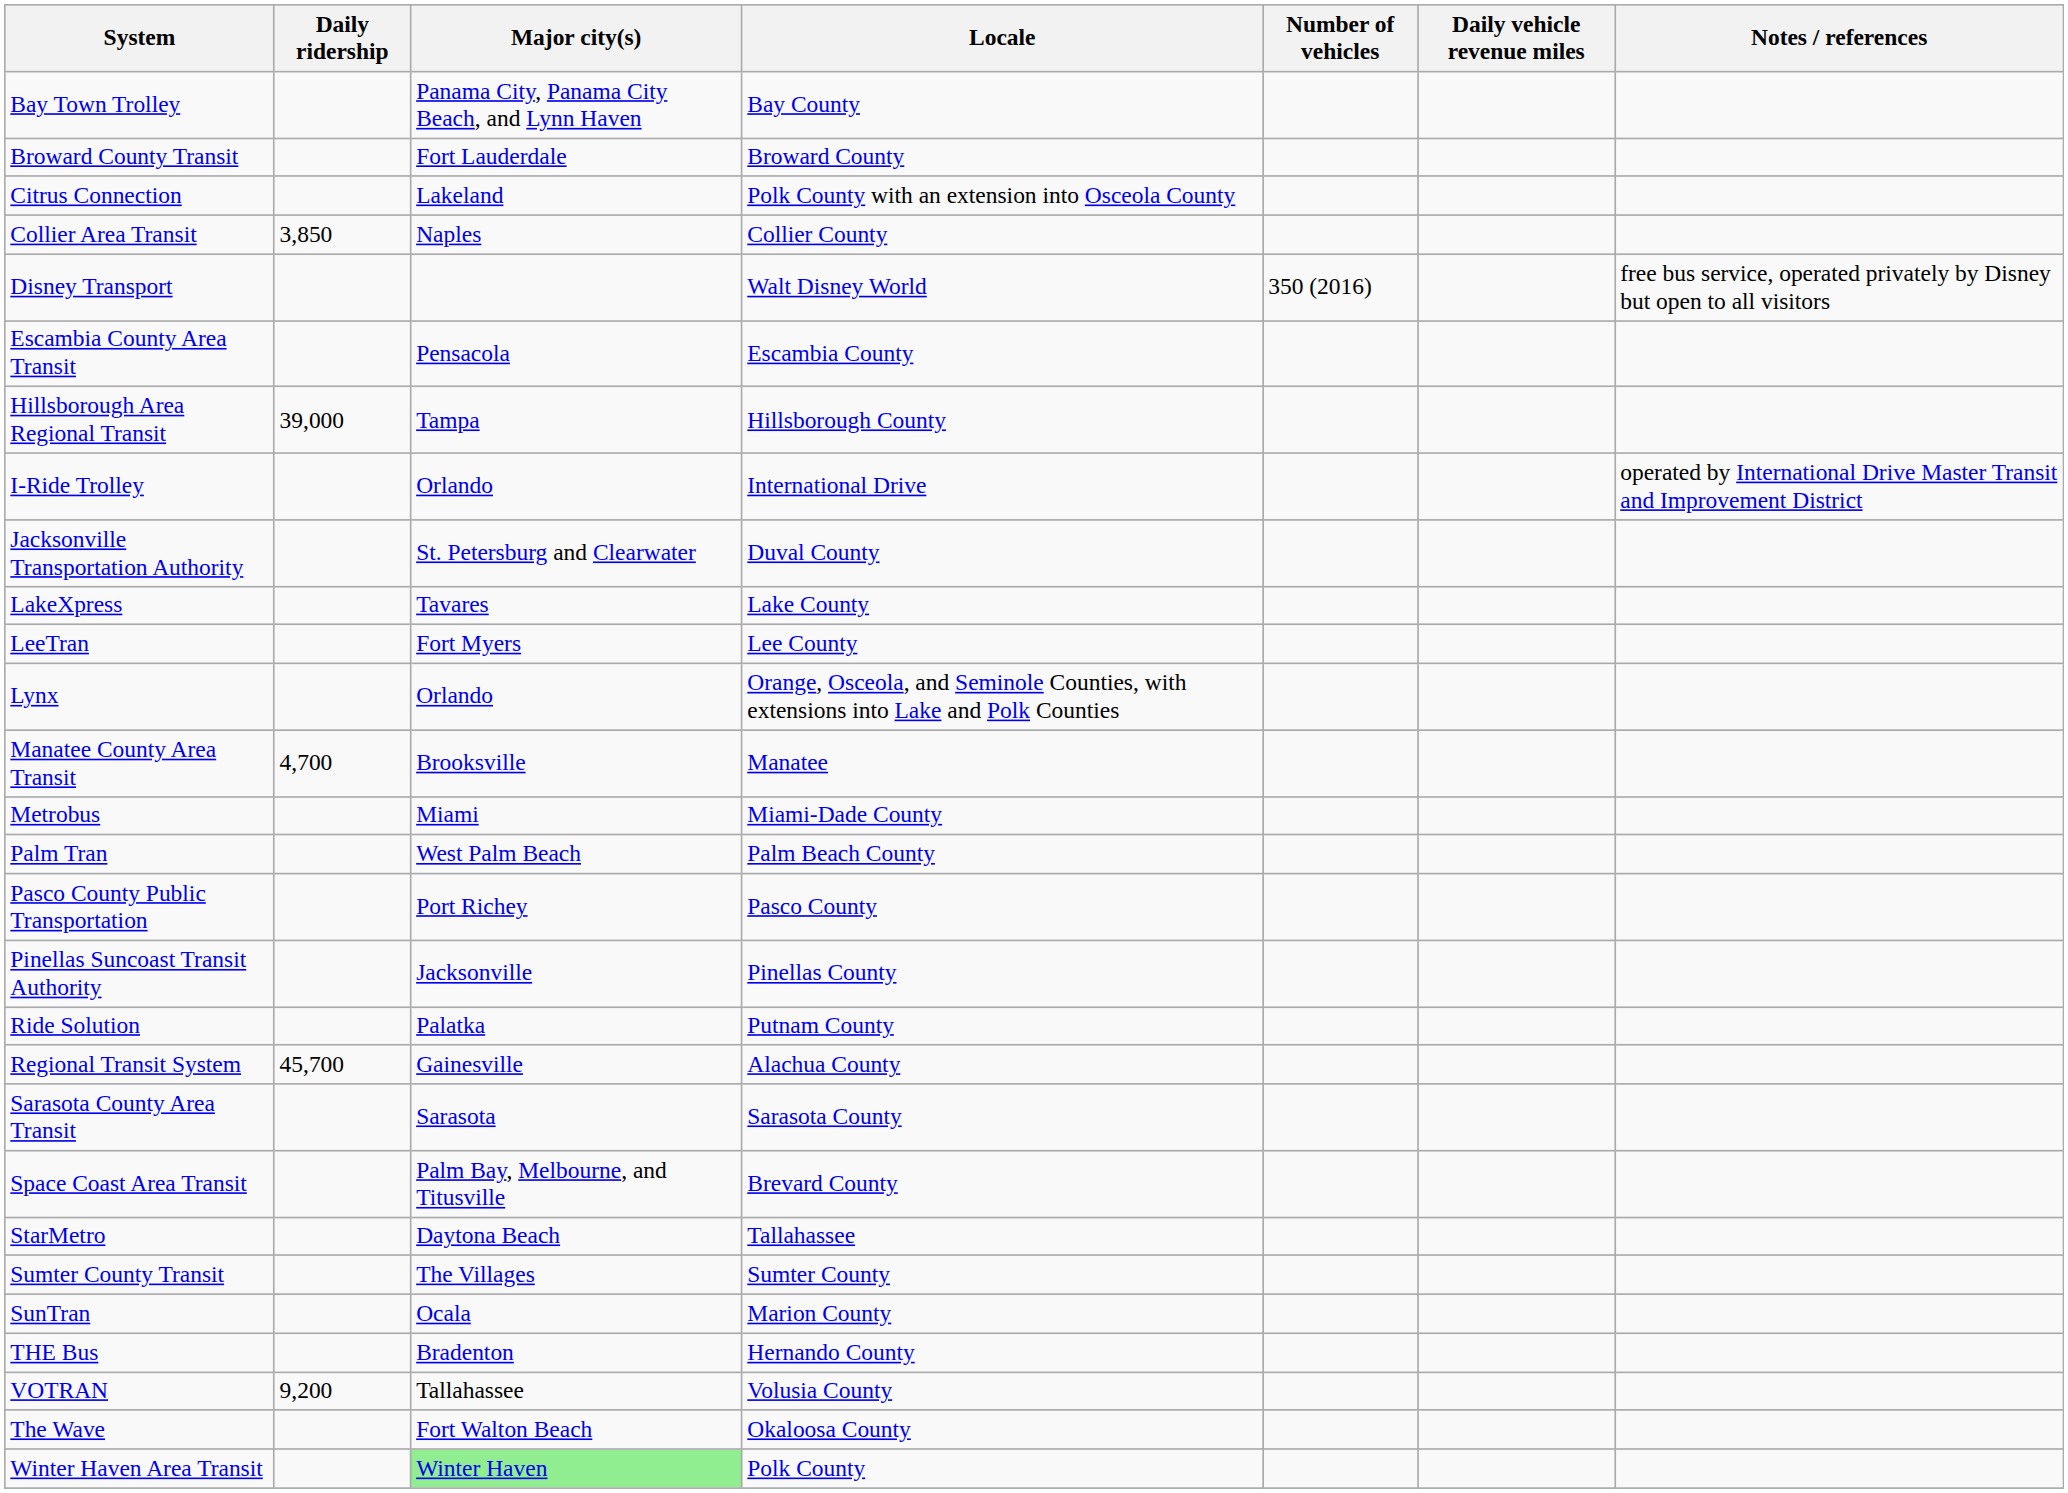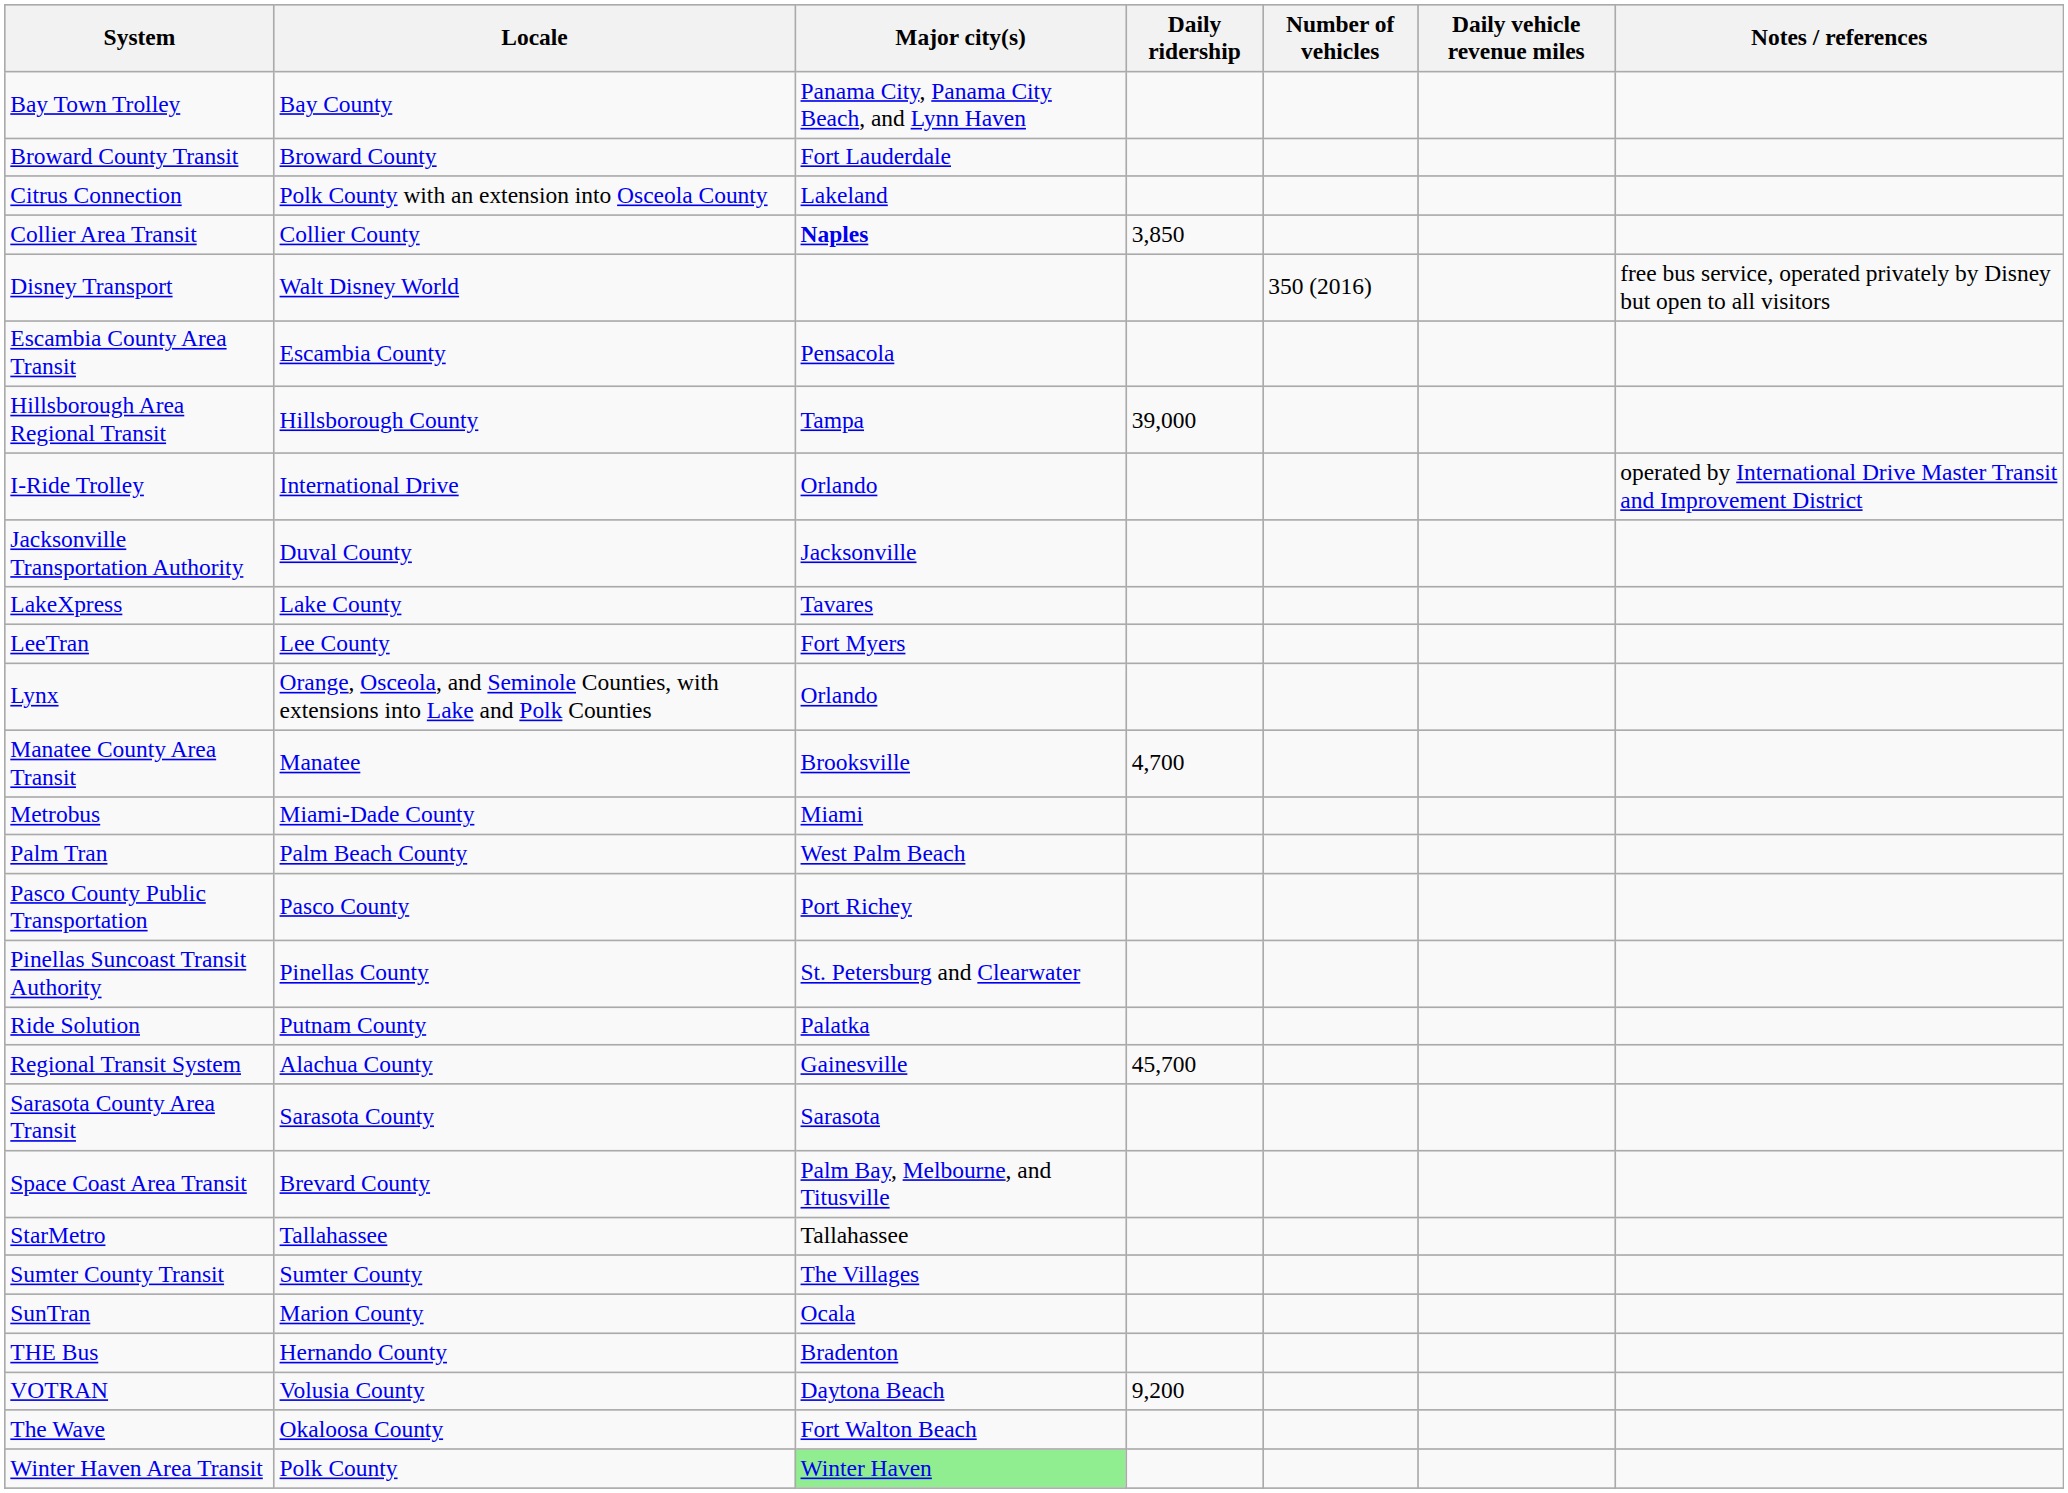columns swapped: (1002, 38) <-> (342, 38)
(449, 234) normal -> (834, 234) bold
(556, 552) St. Petersburg and Clearwater -> (859, 552) Jacksonville
(474, 973) Jacksonville -> (940, 973) St. Petersburg and Clearwater
(488, 1236) Daytona Beach -> (854, 1236) Tallahassee
(470, 1391) Tallahassee -> (873, 1391) Daytona Beach
